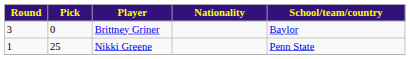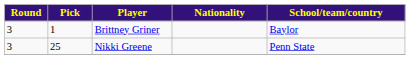(53, 29) 0 -> (53, 29) 1
(9, 46) 1 -> (9, 46) 3
